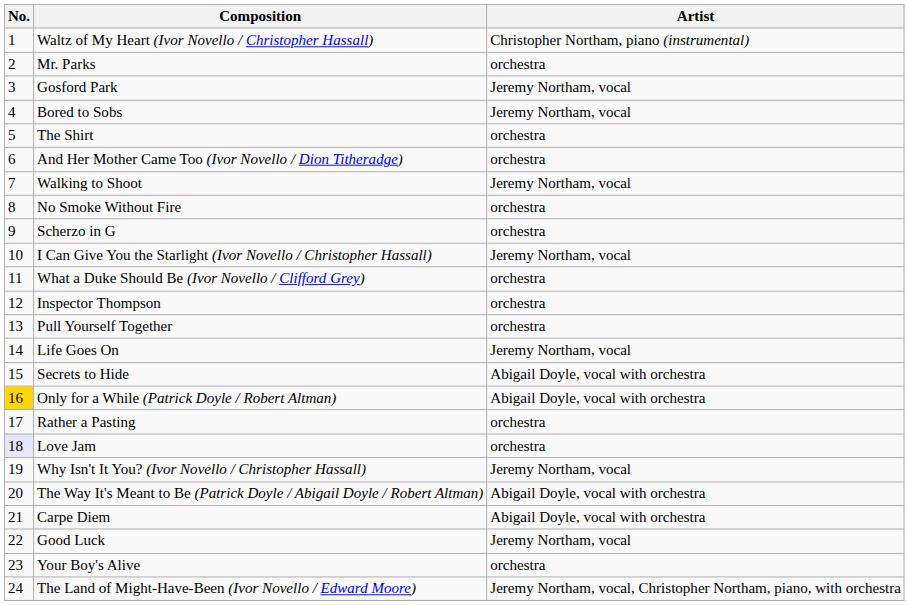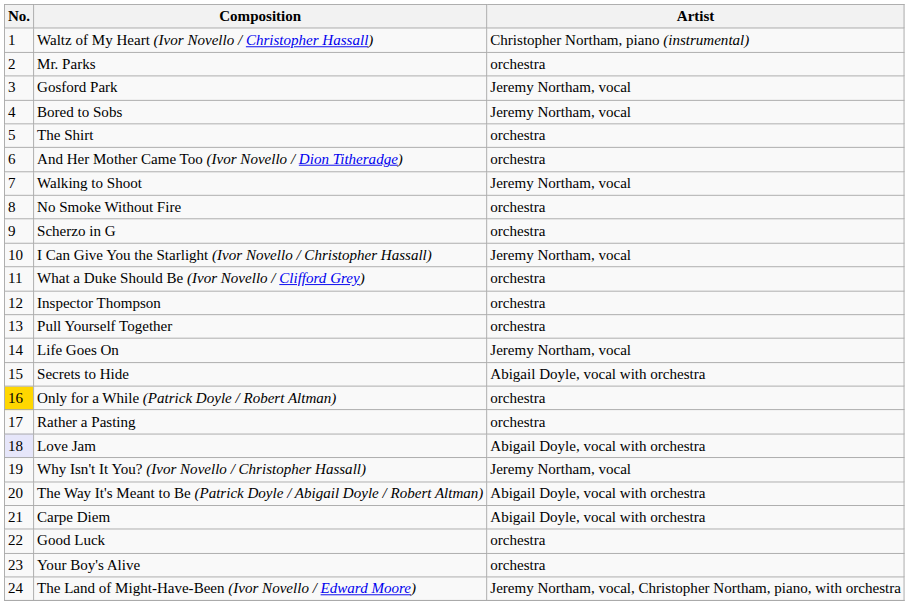(598, 398) Abigail Doyle, vocal with orchestra -> (518, 398) orchestra
(518, 445) orchestra -> (598, 445) Abigail Doyle, vocal with orchestra
(561, 541) Jeremy Northam, vocal -> (518, 541) orchestra
